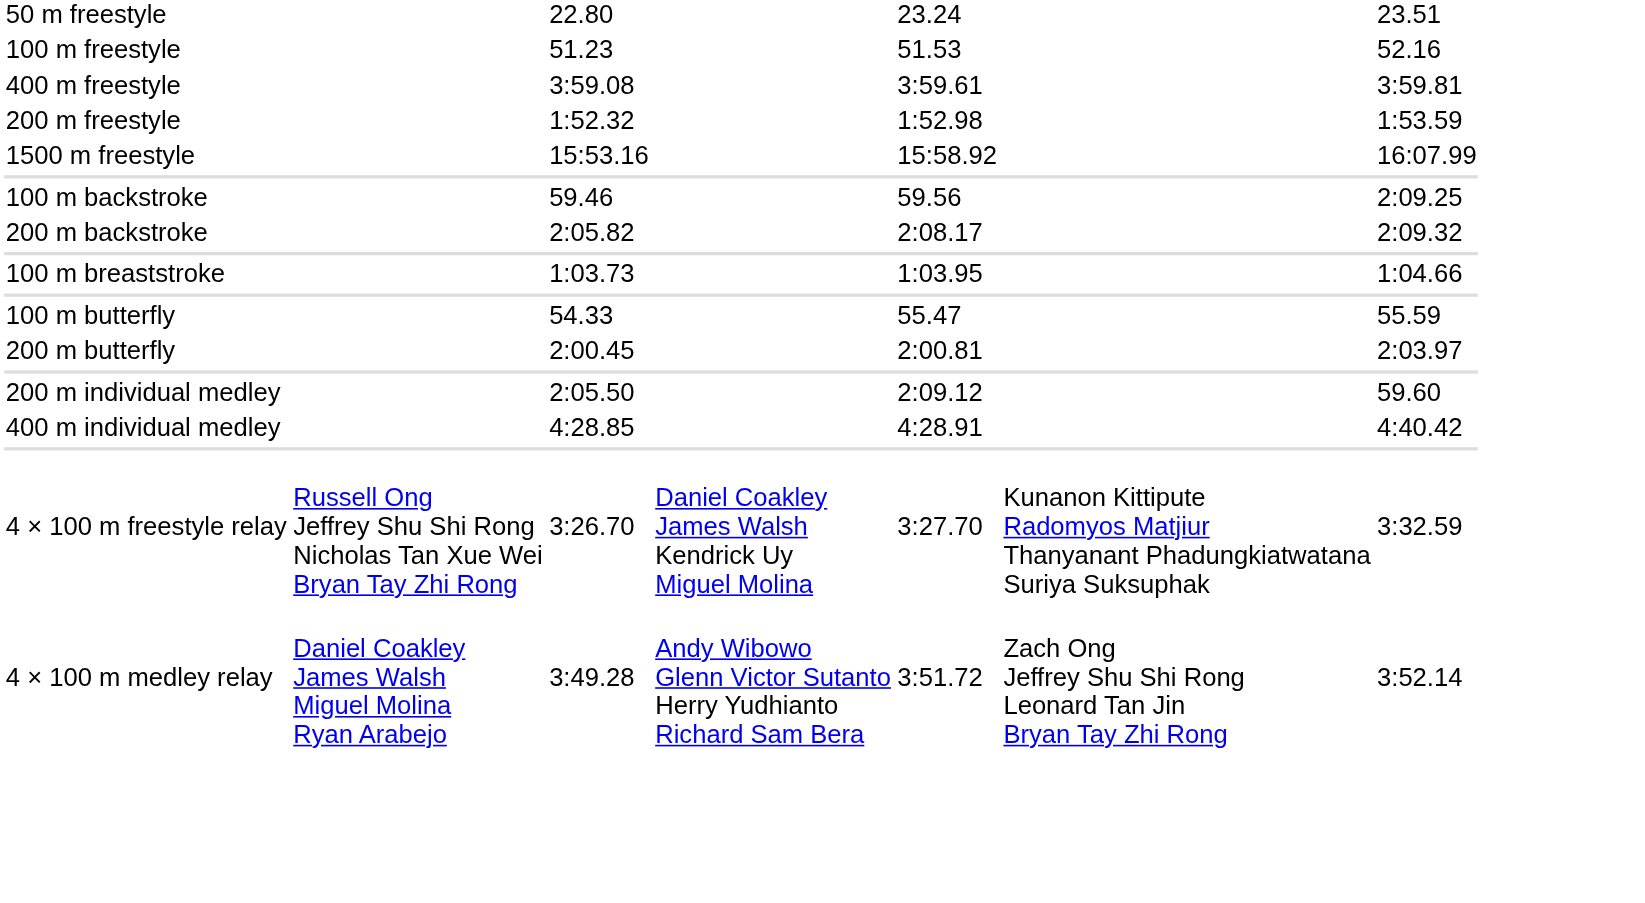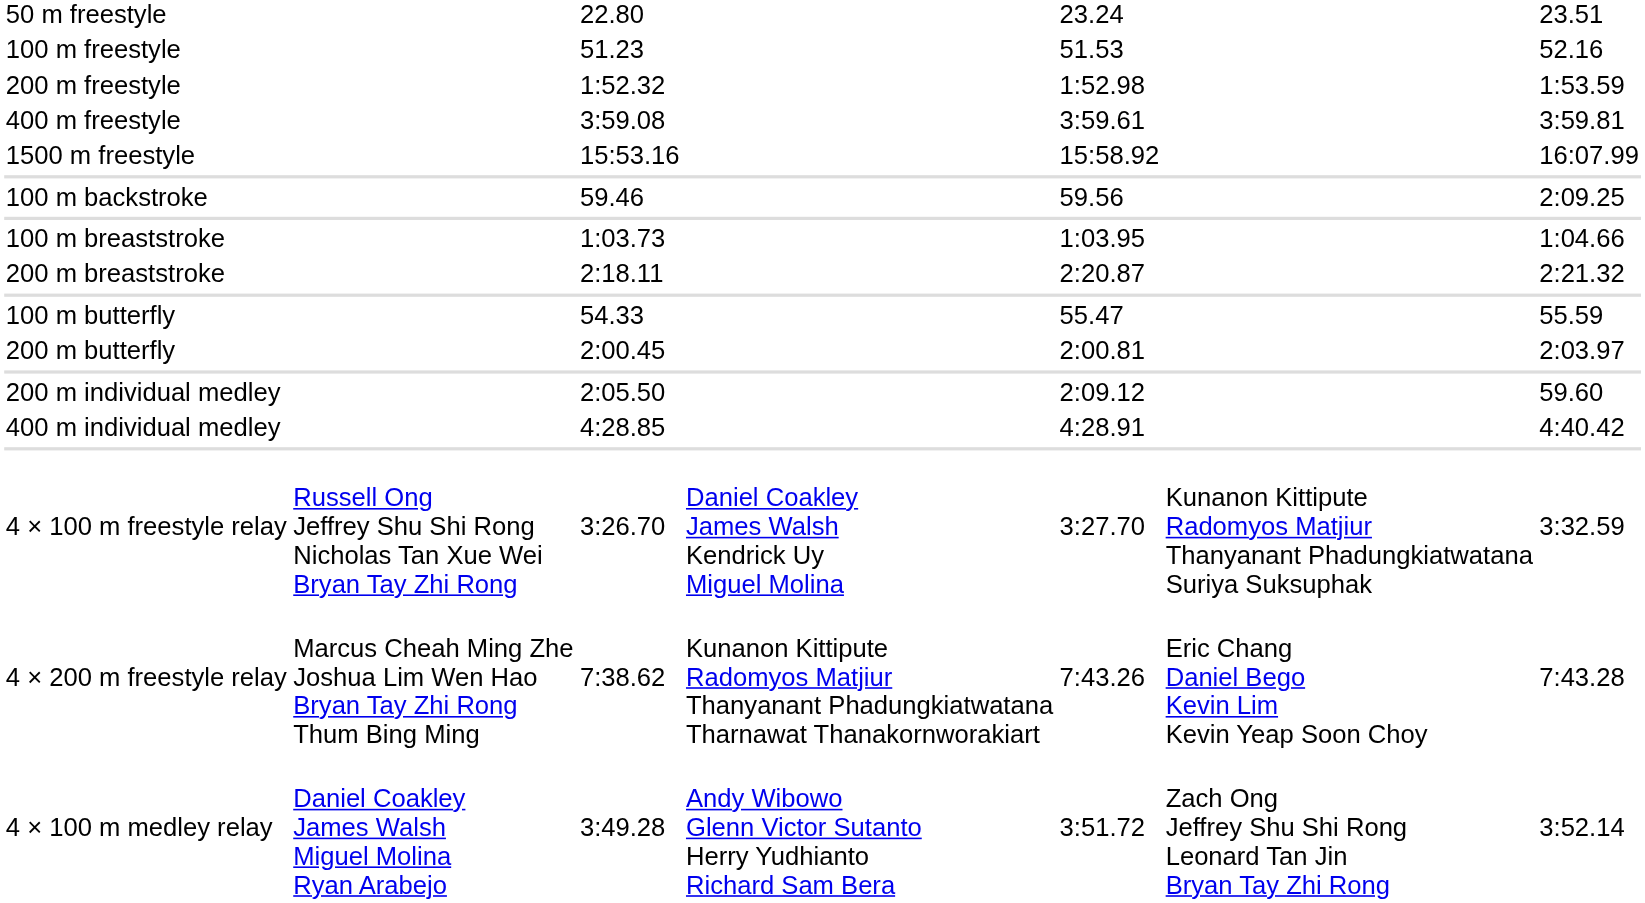rows swapped: (93, 120) <-> (93, 85)
- row: (107, 232)
+ row: (115, 274)
+ row: (146, 677)
